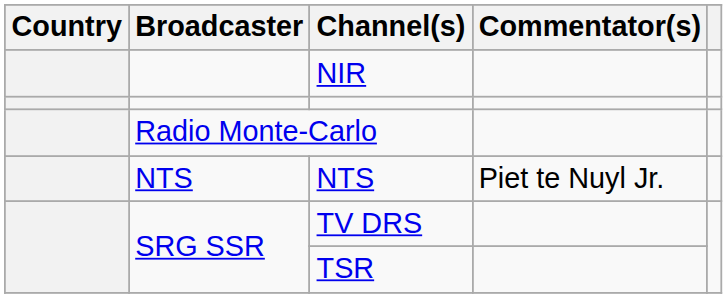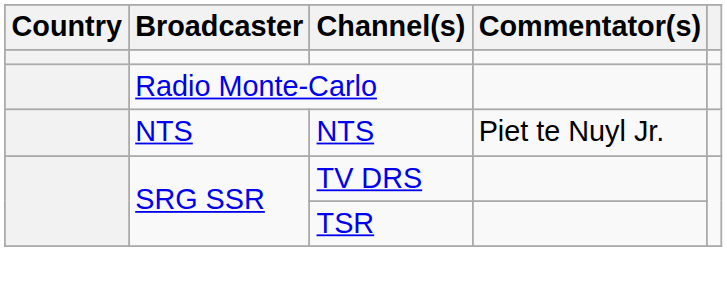- row: (341, 73)
